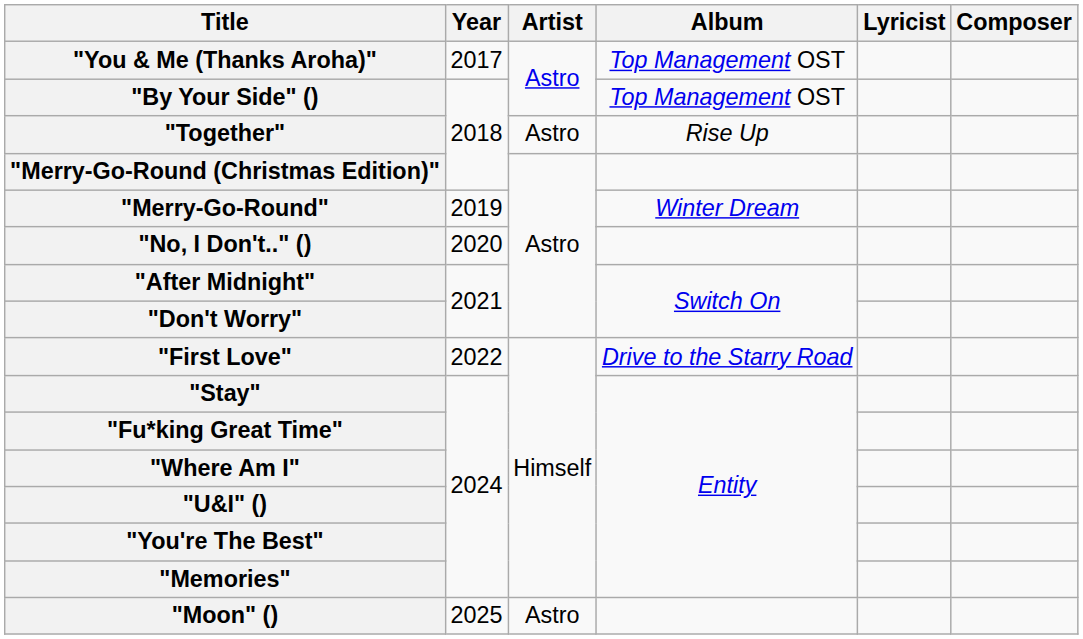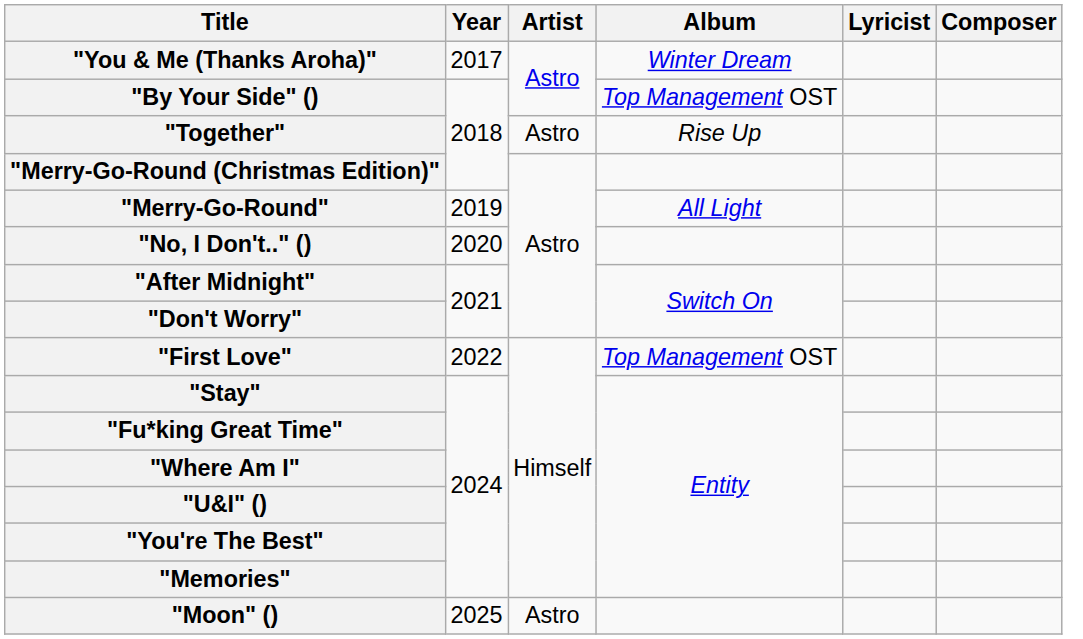(727, 60) Top Management OST -> (720, 60) Winter Dream
(727, 208) Winter Dream -> (720, 208) All Light
(727, 356) Drive to the Starry Road -> (720, 356) Top Management OST
